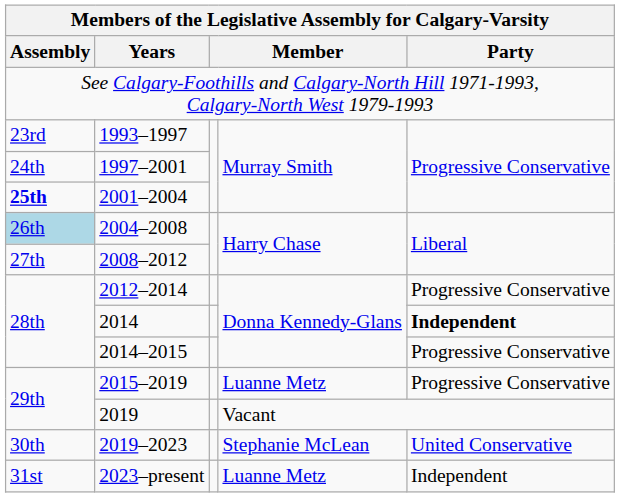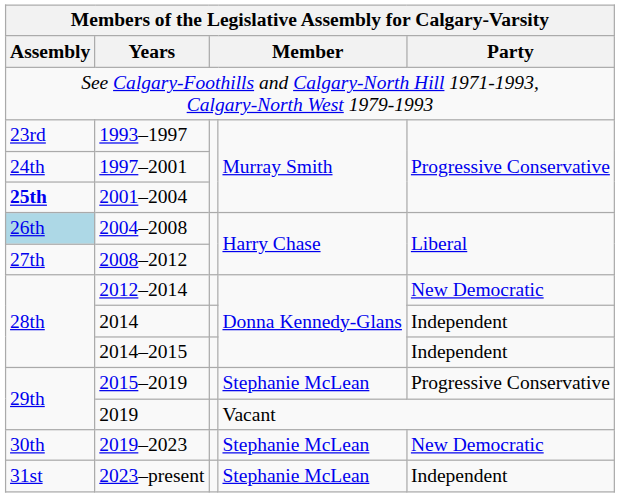(510, 290) Progressive Conservative -> (477, 290) New Democratic
(464, 321) bold -> (459, 321) normal
(510, 352) Progressive Conservative -> (459, 352) Independent
(274, 382) Luanne Metz -> (296, 382) Stephanie McLean
(491, 444) United Conservative -> (477, 444) New Democratic
(274, 475) Luanne Metz -> (296, 475) Stephanie McLean
